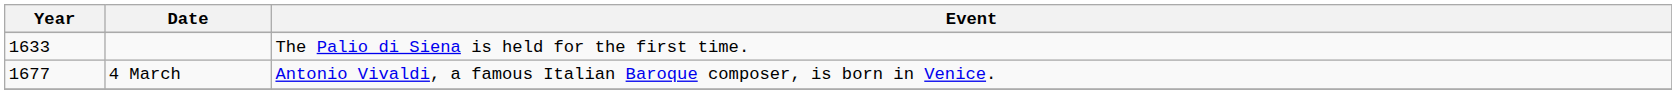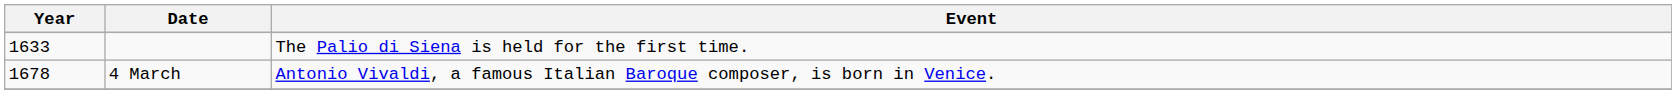(29, 75) 1677 -> (29, 75) 1678
